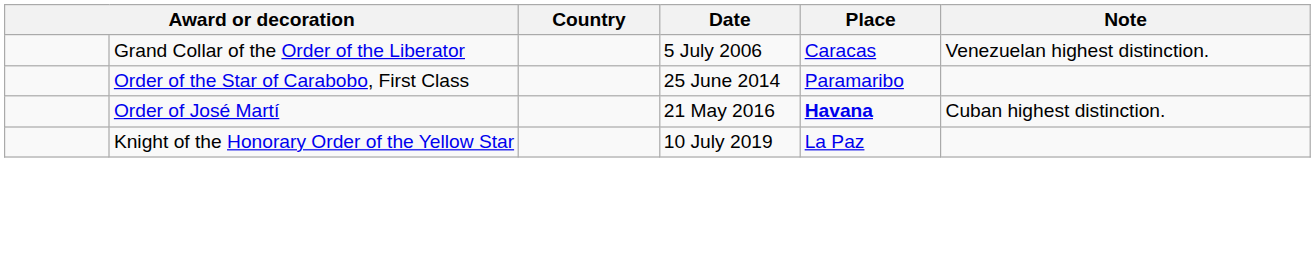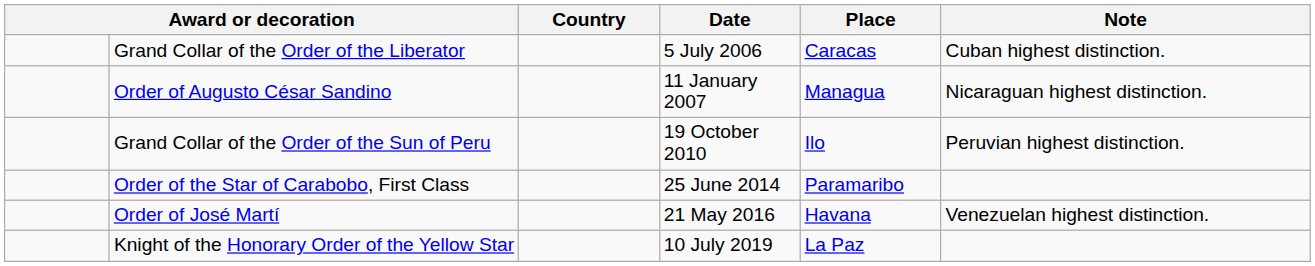(1077, 50) Venezuelan highest distinction. -> (1055, 50) Cuban highest distinction.
+ row: (253, 91)
+ row: (302, 143)
(839, 111) bold -> (838, 215) normal
(1055, 111) Cuban highest distinction. -> (1077, 215) Venezuelan highest distinction.
